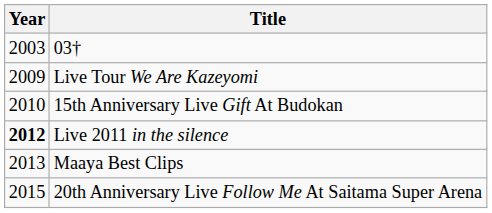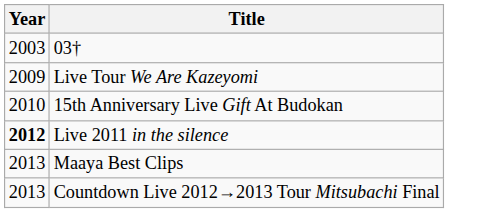+ row: (247, 192)
- row: (268, 192)
